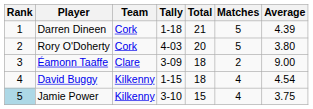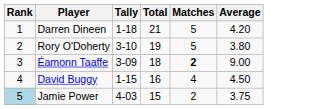- column: (135, 12)
(285, 29) 4.39 -> (240, 29) 4.20
(171, 46) 4-03 -> (126, 46) 3-10
(200, 46) 20 -> (155, 46) 19
(238, 63) normal -> (193, 63) bold
(200, 79) 18 -> (155, 79) 16
(285, 79) 4.54 -> (240, 79) 4.50
(171, 96) 3-10 -> (126, 96) 4-03
(238, 96) 4 -> (193, 96) 2
